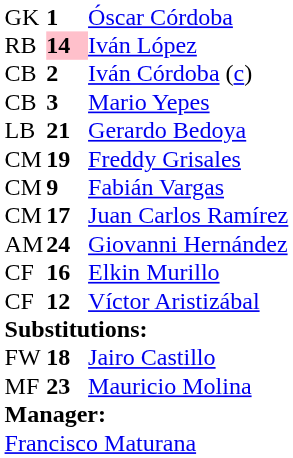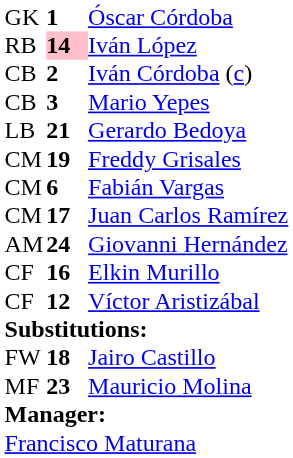(52, 187) 9 -> (52, 187) 6
